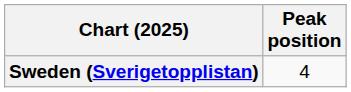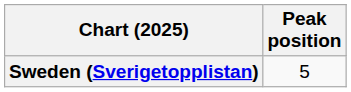(304, 71) 4 -> (304, 71) 5
